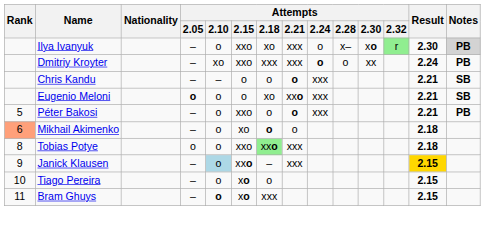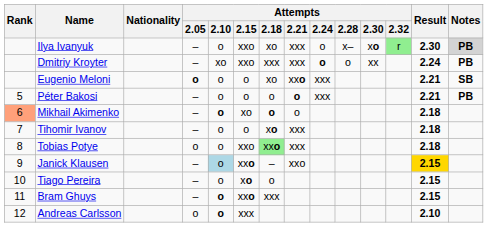- row: (67, 79)
(244, 113) xxo -> (246, 96) o
(218, 130) normal -> (221, 113) bold
+ row: (72, 130)
(295, 163) xxx -> (297, 163) xxo
(244, 197) xo -> (246, 197) xxo
+ row: (79, 213)
